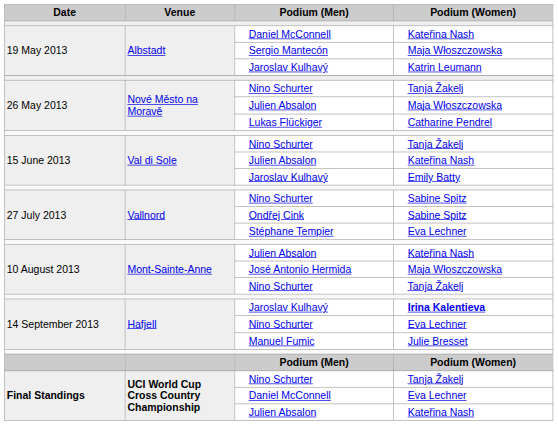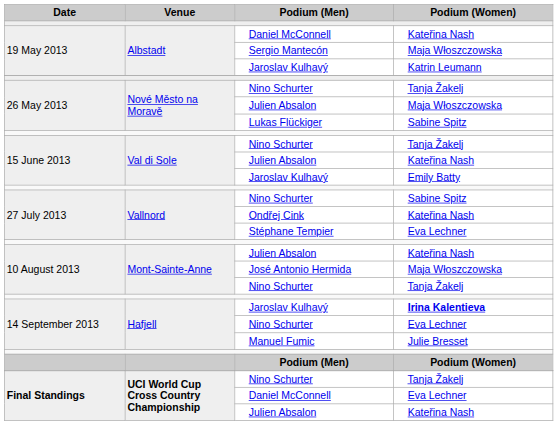(444, 122) Catharine Pendrel -> (431, 122) Sabine Spitz
(431, 215) Sabine Spitz -> (435, 215) Kateřina Nash
